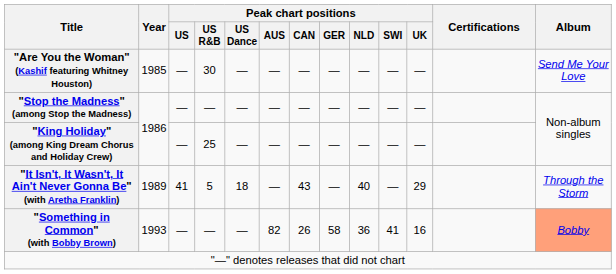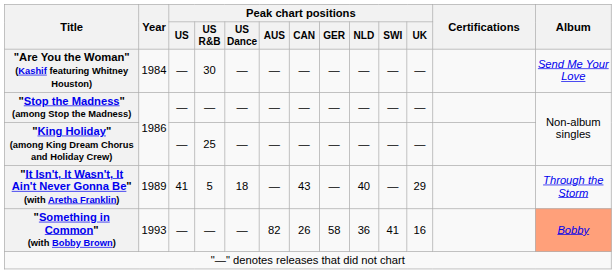(154, 70) 1985 -> (154, 70) 1984
